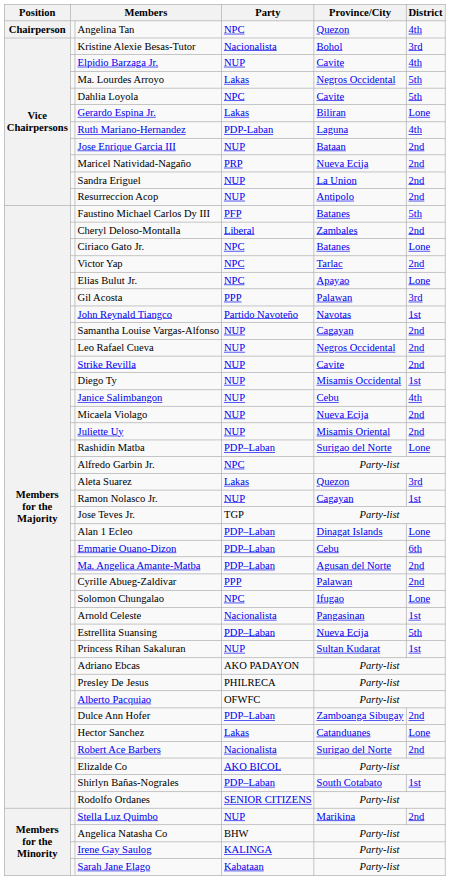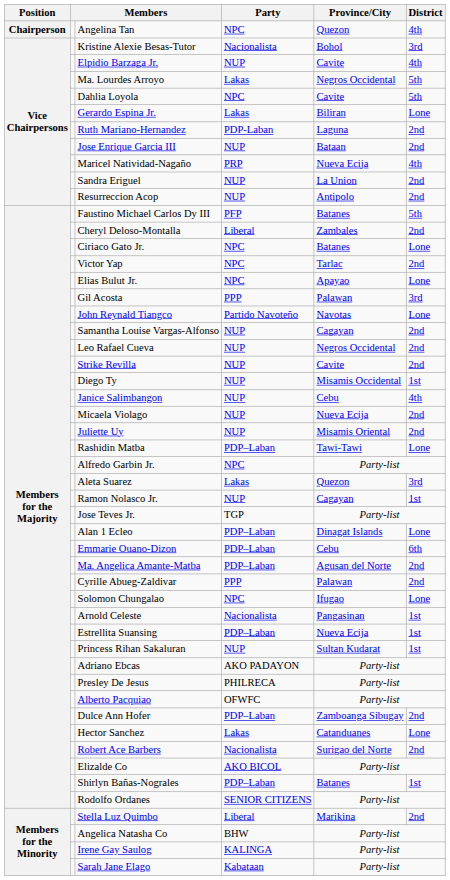(415, 130) 4th -> (416, 130) 2nd
(416, 163) 2nd -> (415, 163) 4th
(415, 314) 1st -> (419, 314) Lone
(354, 448) Surigao del Norte -> (339, 448) Tawi-Tawi
(415, 632) 5th -> (415, 632) 1st
(349, 783) South Cotabato -> (333, 783) Batanes
(235, 816) NUP -> (239, 816) Liberal
